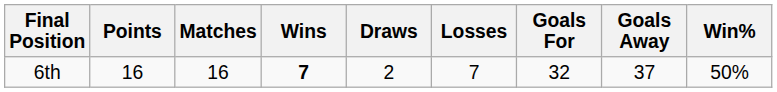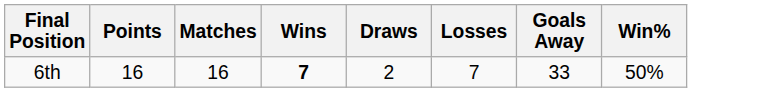- column: (559, 31)
(644, 72) 37 -> (559, 72) 33
